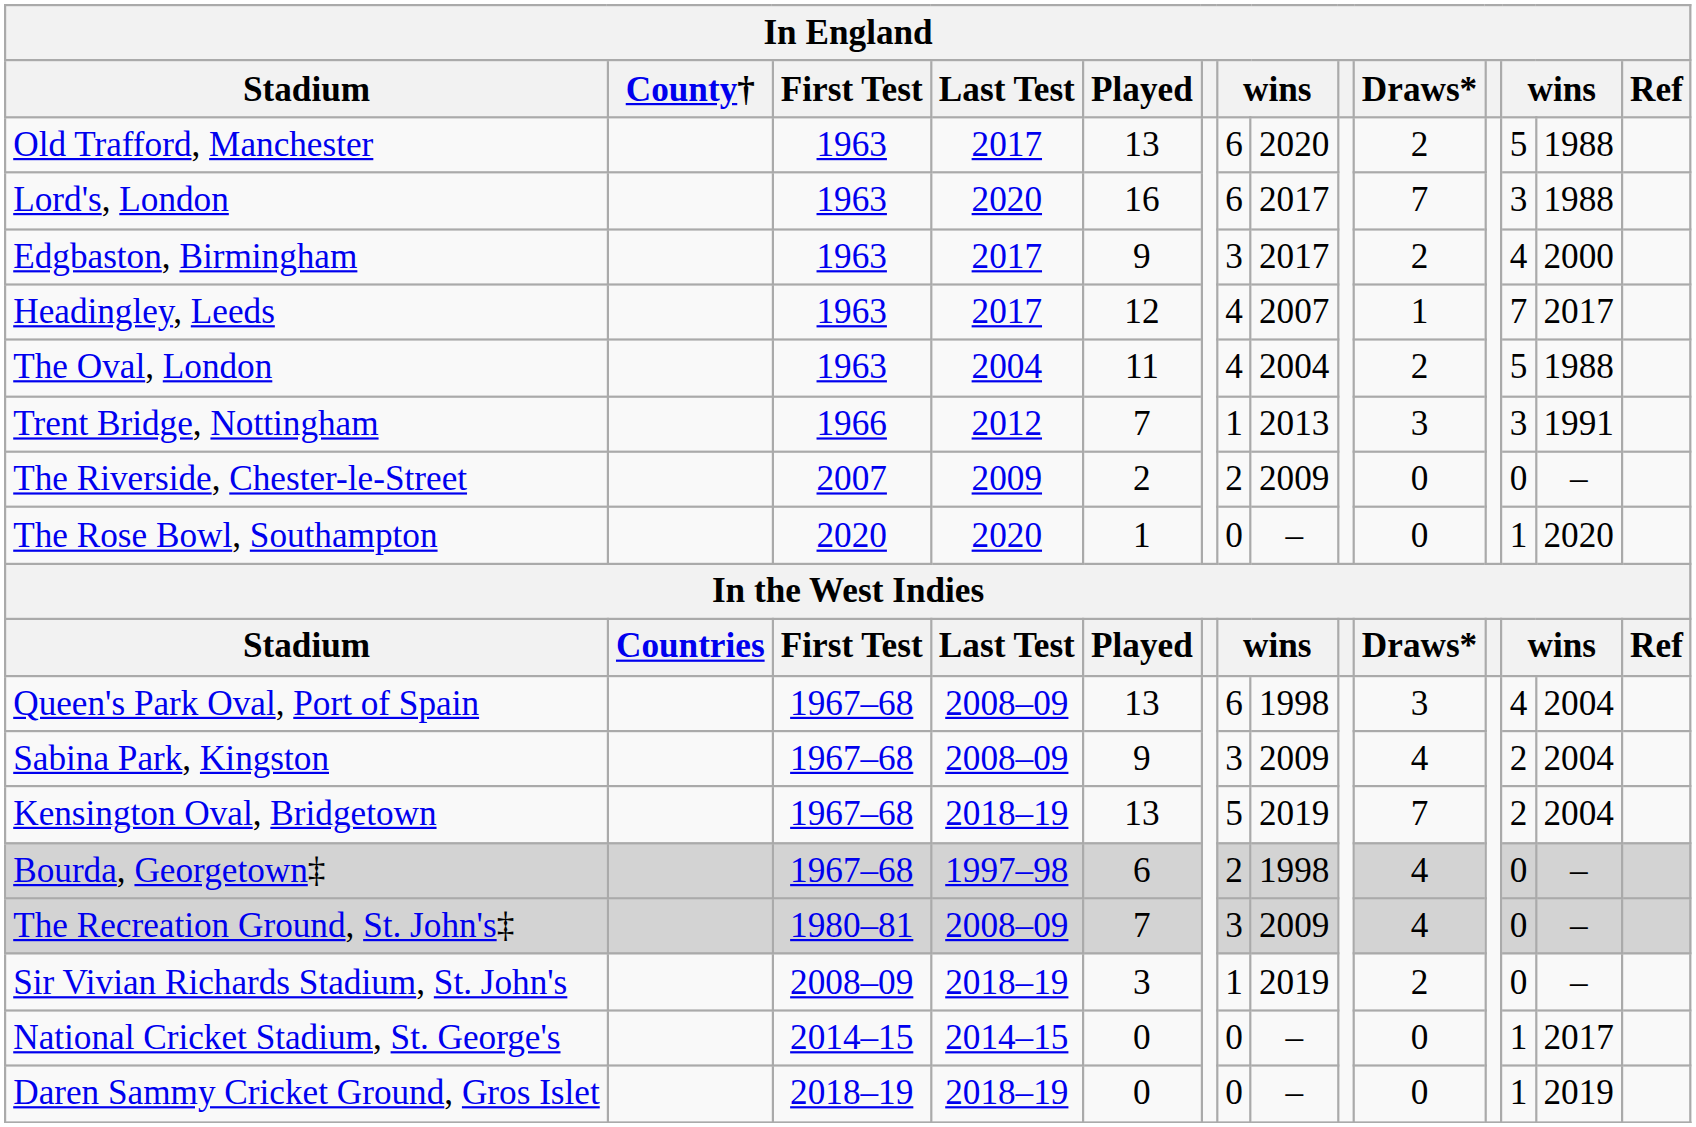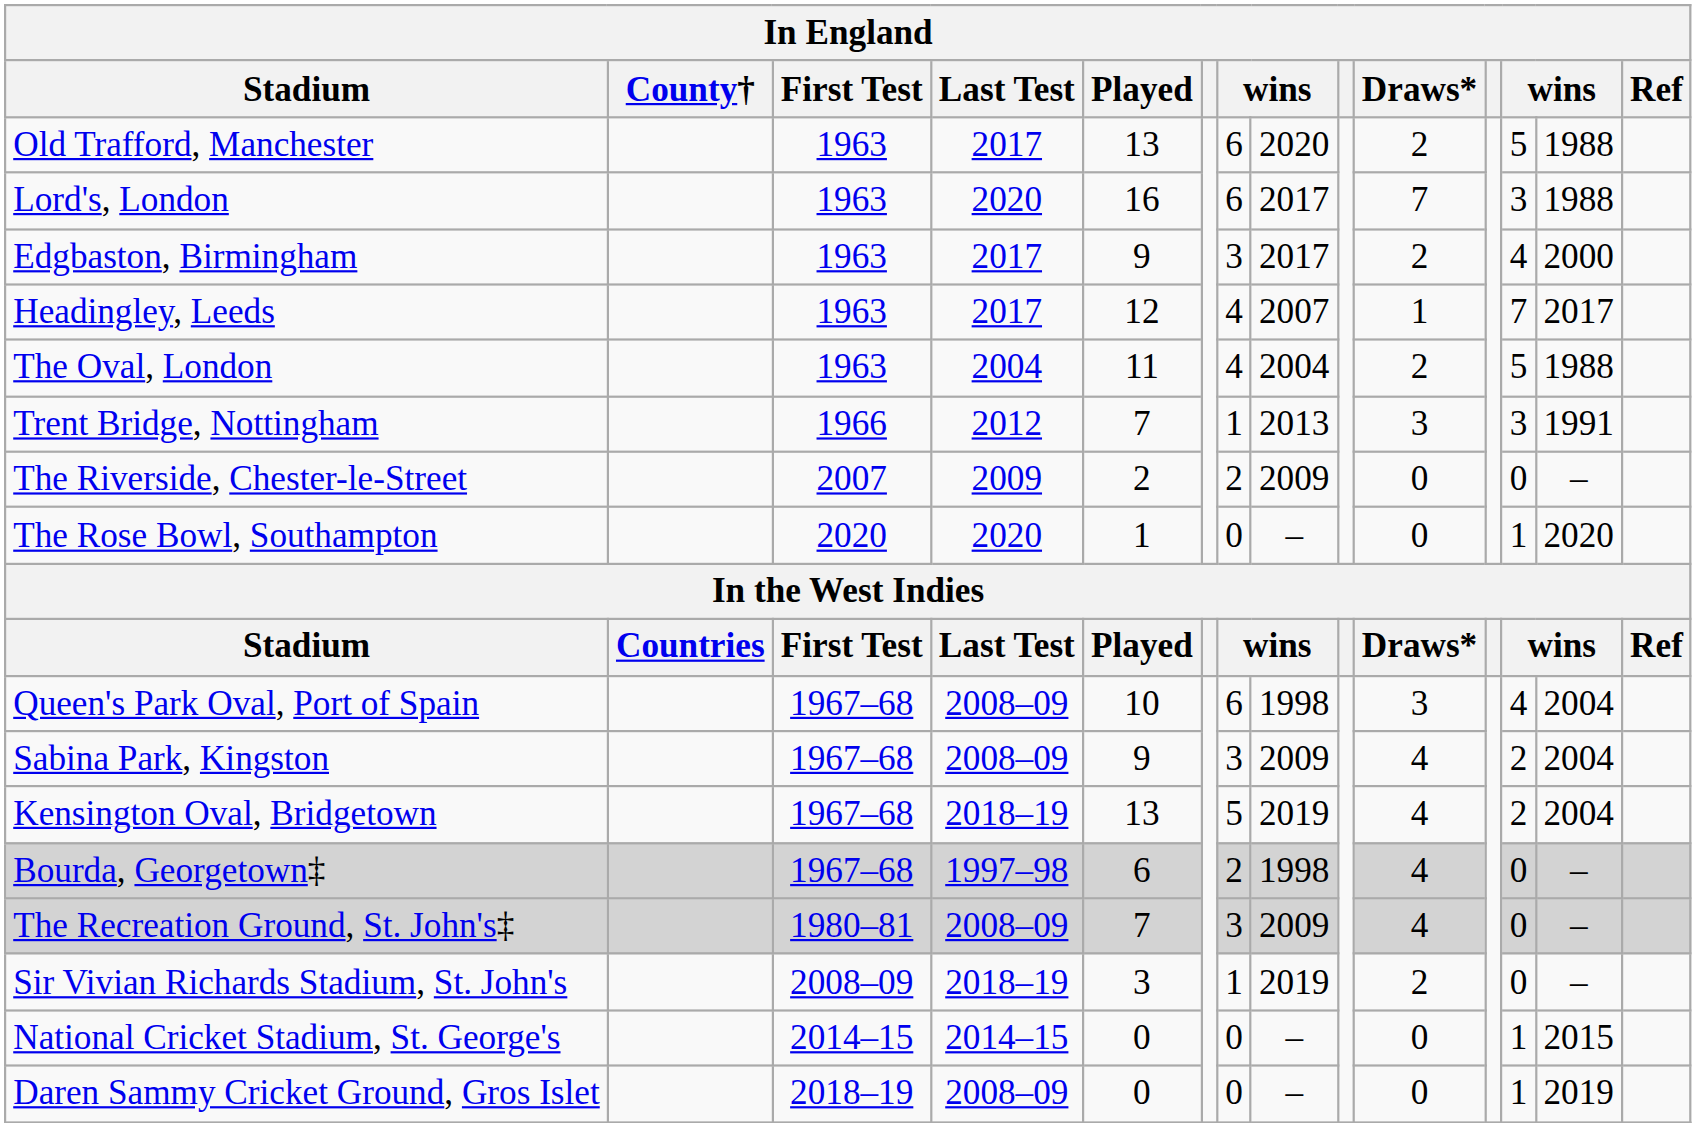(1142, 702) 13 -> (1142, 702) 10
(1420, 813) 7 -> (1420, 813) 4
(1579, 1037) 2017 -> (1579, 1037) 2015
(1007, 1093) 2018–19 -> (1007, 1093) 2008–09
